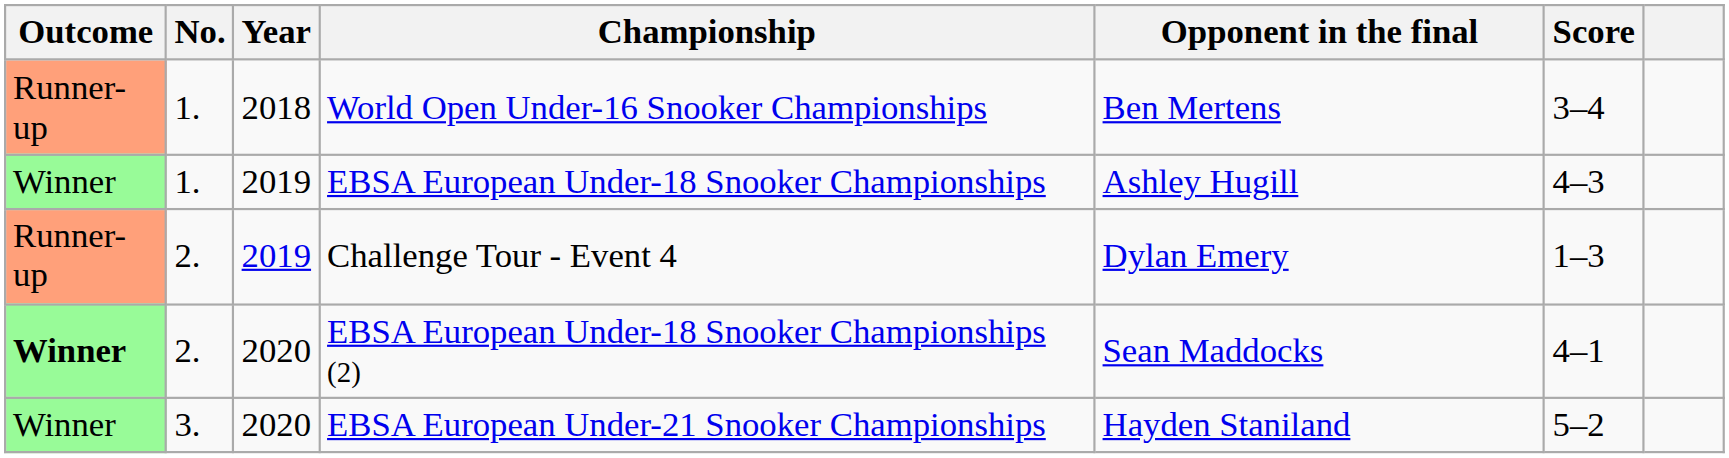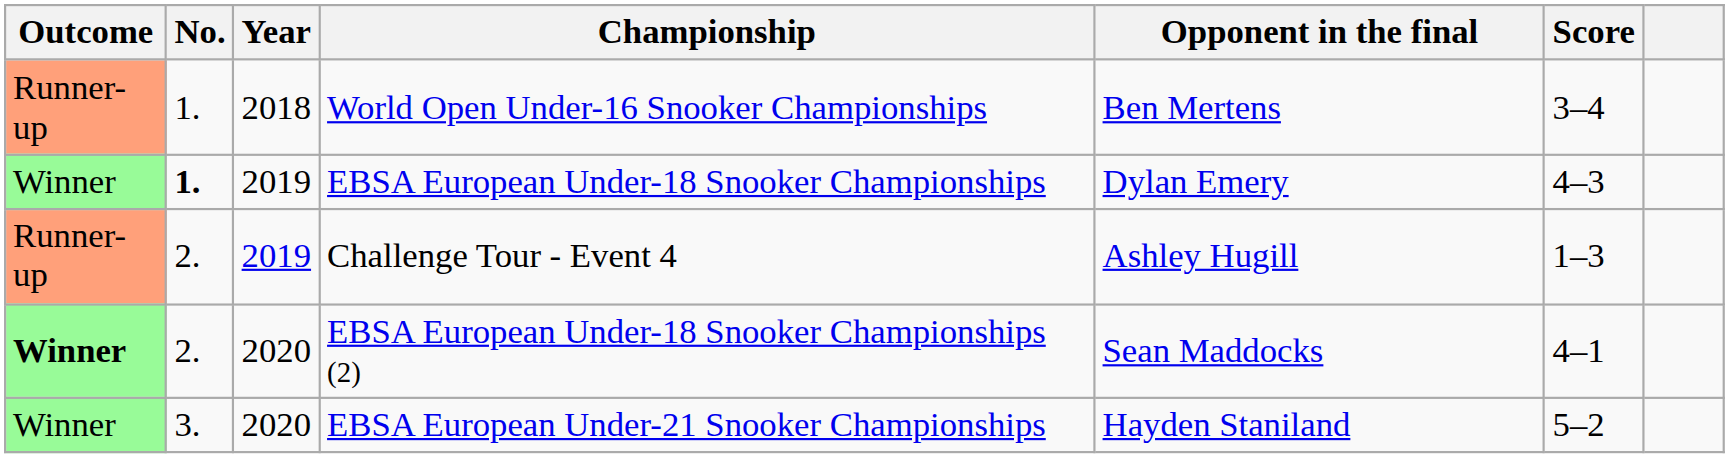(188, 181) normal -> (188, 181) bold
(1200, 181) Ashley Hugill -> (1196, 181) Dylan Emery
(1196, 255) Dylan Emery -> (1200, 255) Ashley Hugill
